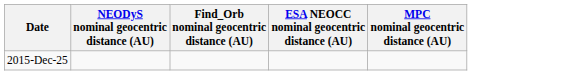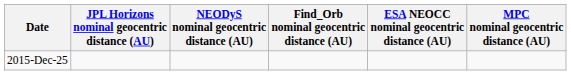+ column: (120, 27)
